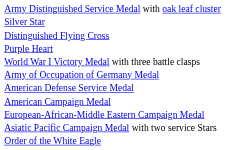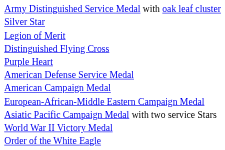+ row: (35, 35)
- row: (102, 62)
- row: (82, 75)
+ row: (58, 128)
